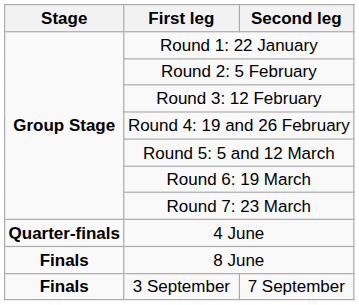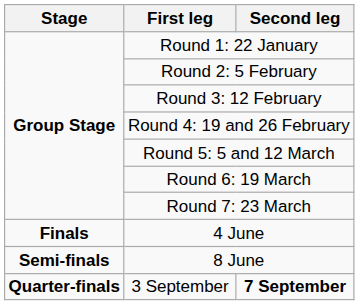(64, 233) Quarter-finals -> (64, 233) Finals
(64, 260) Finals -> (64, 260) Semi-finals
(64, 287) Finals -> (64, 287) Quarter-finals
(296, 287) normal -> (295, 287) bold
